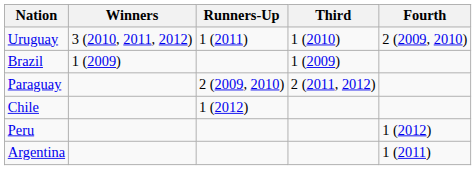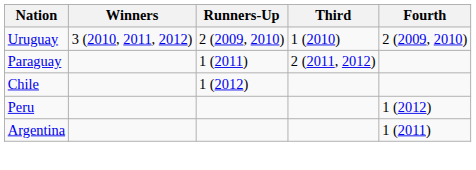(223, 38) 1 (2011) -> (242, 38) 2 (2009, 2010)
- row: (25, 61)
(242, 84) 2 (2009, 2010) -> (223, 61) 1 (2011)
